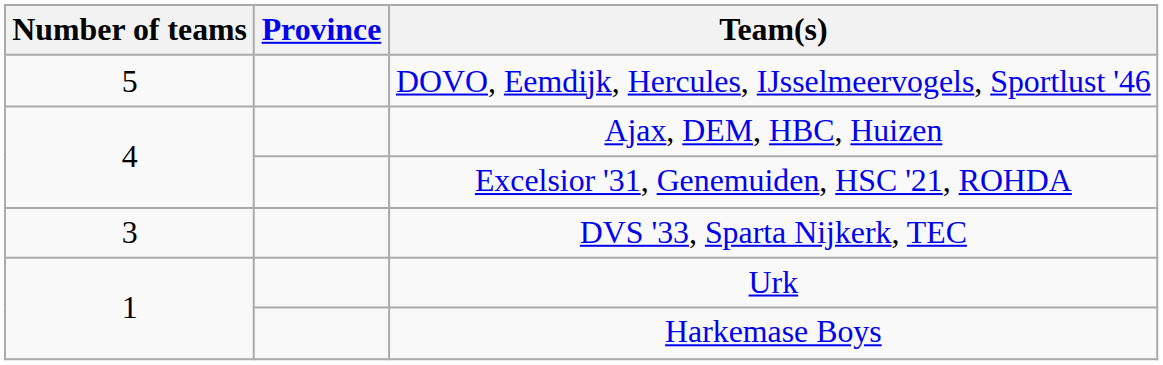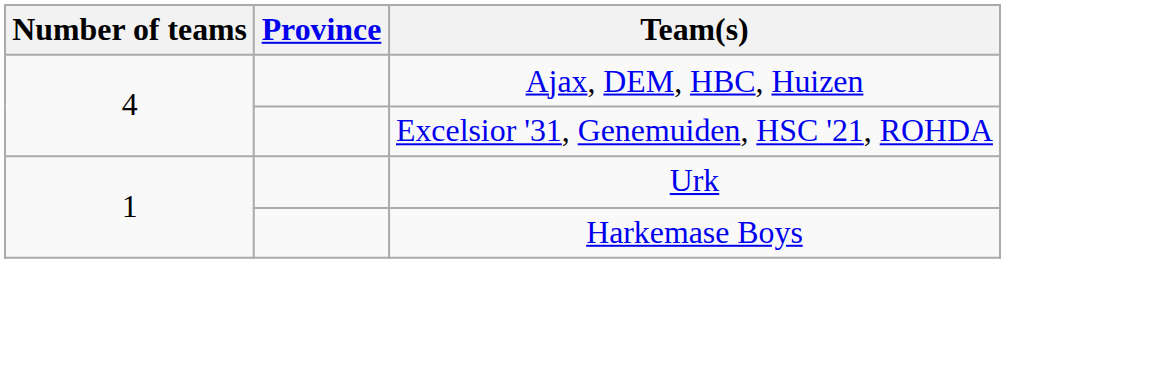- row: (773, 80)
- row: (773, 231)
